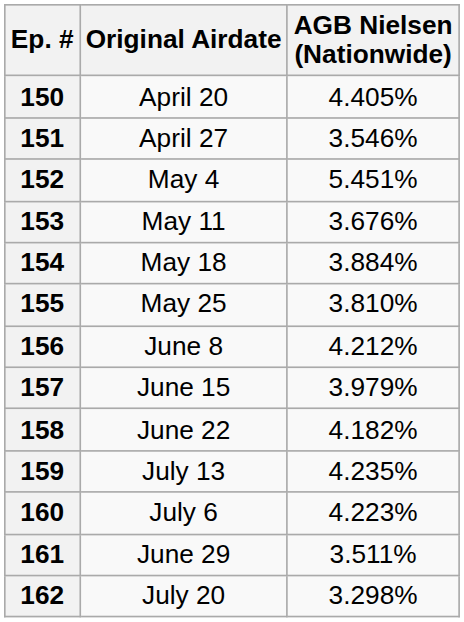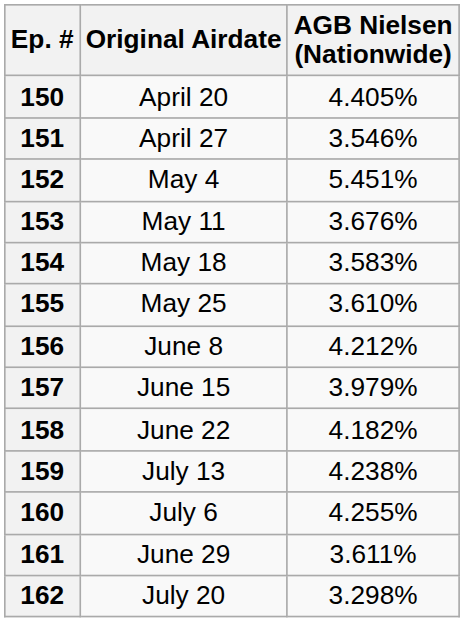(373, 262) 3.884% -> (373, 262) 3.583%
(373, 304) 3.810% -> (373, 304) 3.610%
(373, 470) 4.235% -> (373, 470) 4.238%
(373, 512) 4.223% -> (373, 512) 4.255%
(373, 554) 3.511% -> (373, 554) 3.611%
